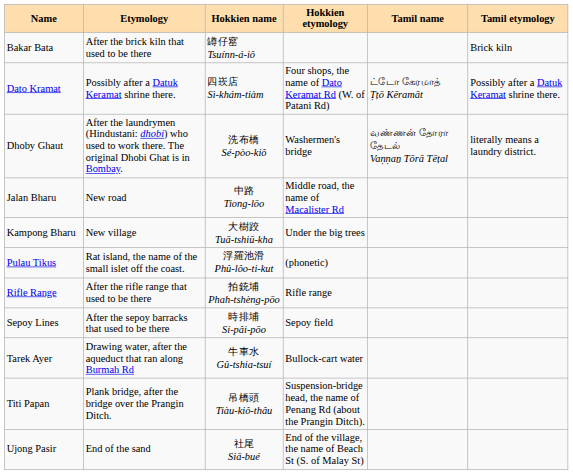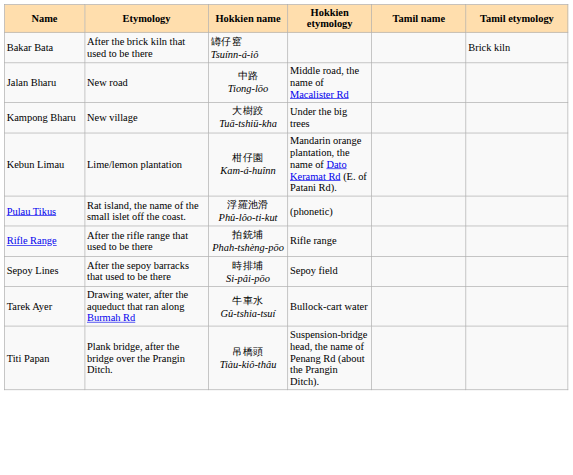- row: (34, 88)
- row: (35, 146)
+ row: (35, 164)
- row: (31, 449)
